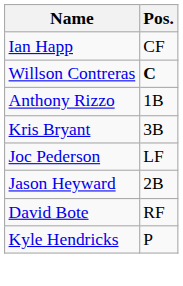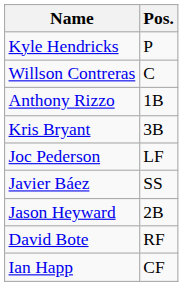rows swapped: (41, 45) <-> (64, 239)
(150, 73) bold -> (149, 73) normal
+ row: (49, 184)
